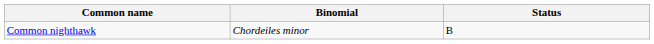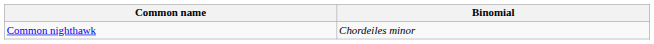- column: (547, 13)
